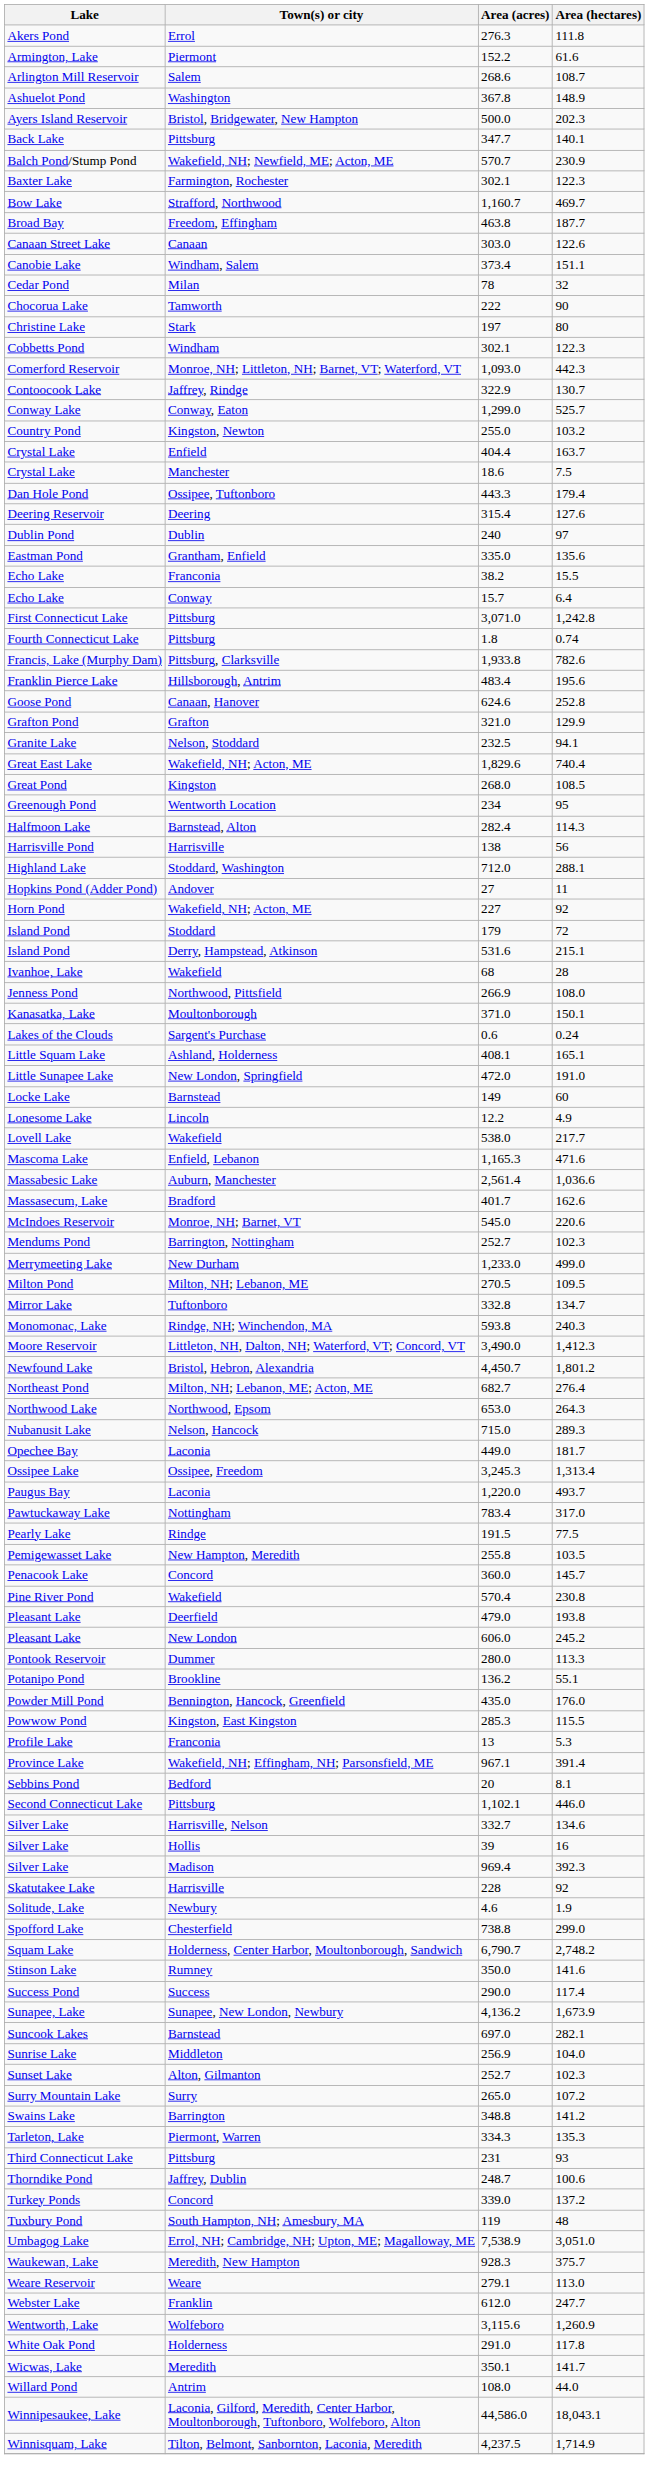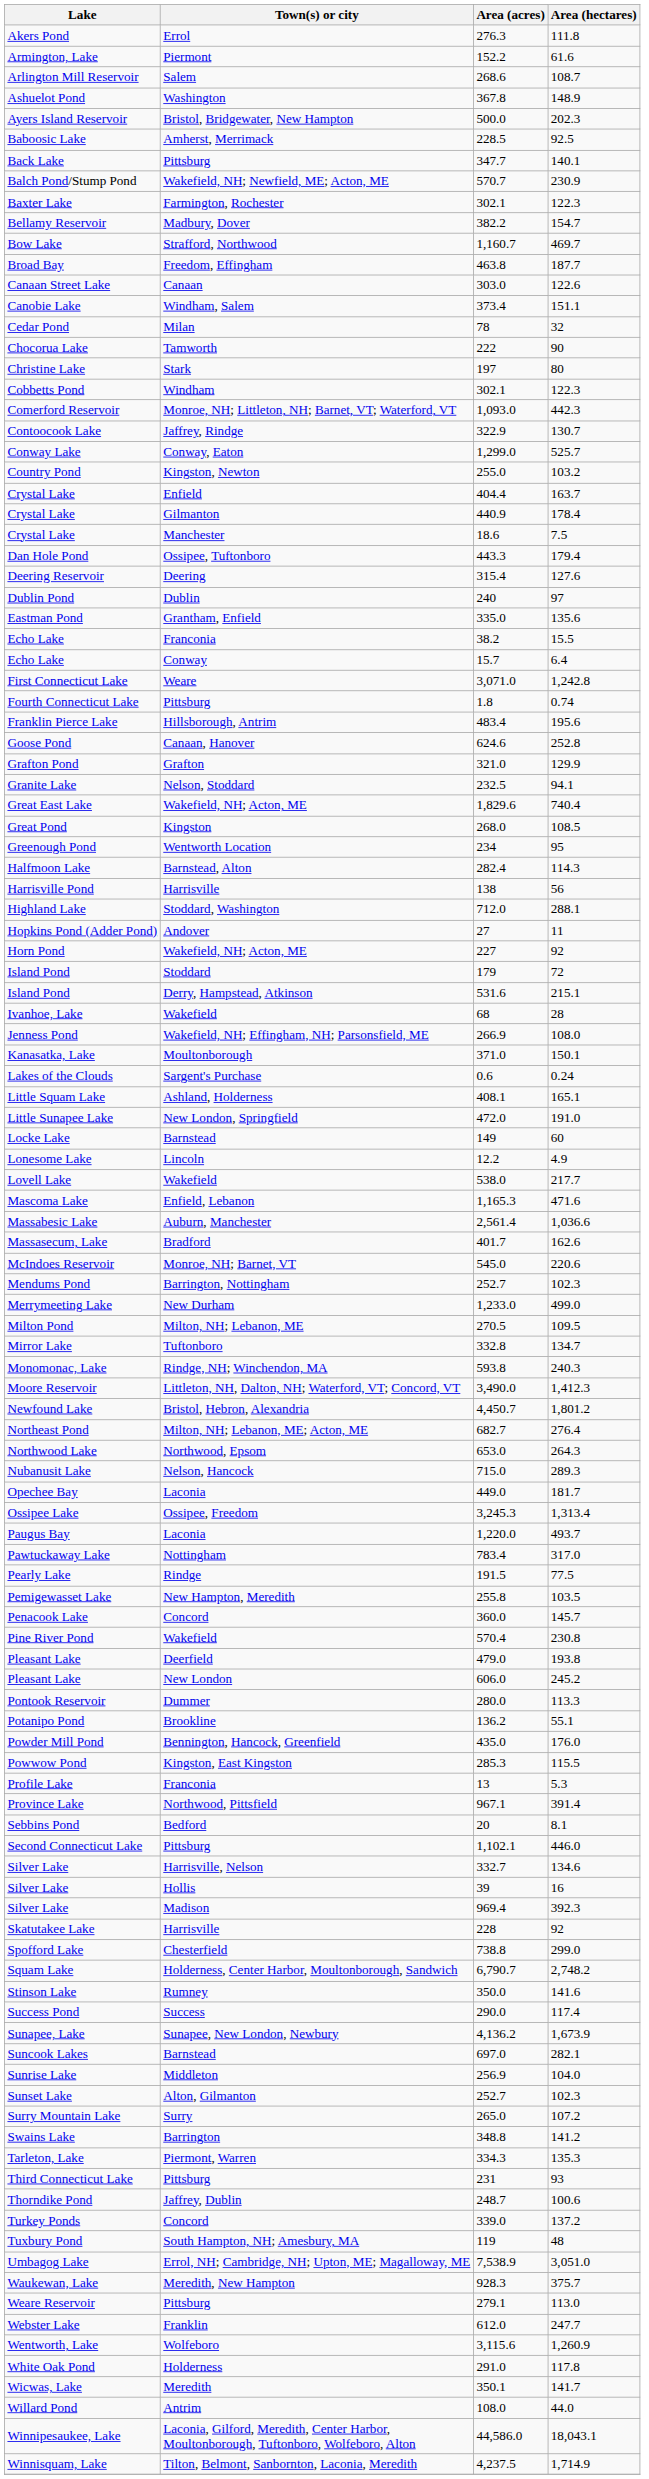+ row: (47, 139)
+ row: (57, 222)
+ row: (41, 514)
(192, 618) Pittsburg -> (180, 680) Weare
- row: (85, 659)
(225, 992) Northwood, Pittsfield -> (296, 1034) Wakefield, NH; Effingham, NH; Parsonsfield, ME
(301, 1762) Wakefield, NH; Effingham, NH; Parsonsfield, ME -> (220, 1804) Northwood, Pittsfield
- row: (46, 1908)
(185, 2282) Weare -> (187, 2303) Pittsburg
